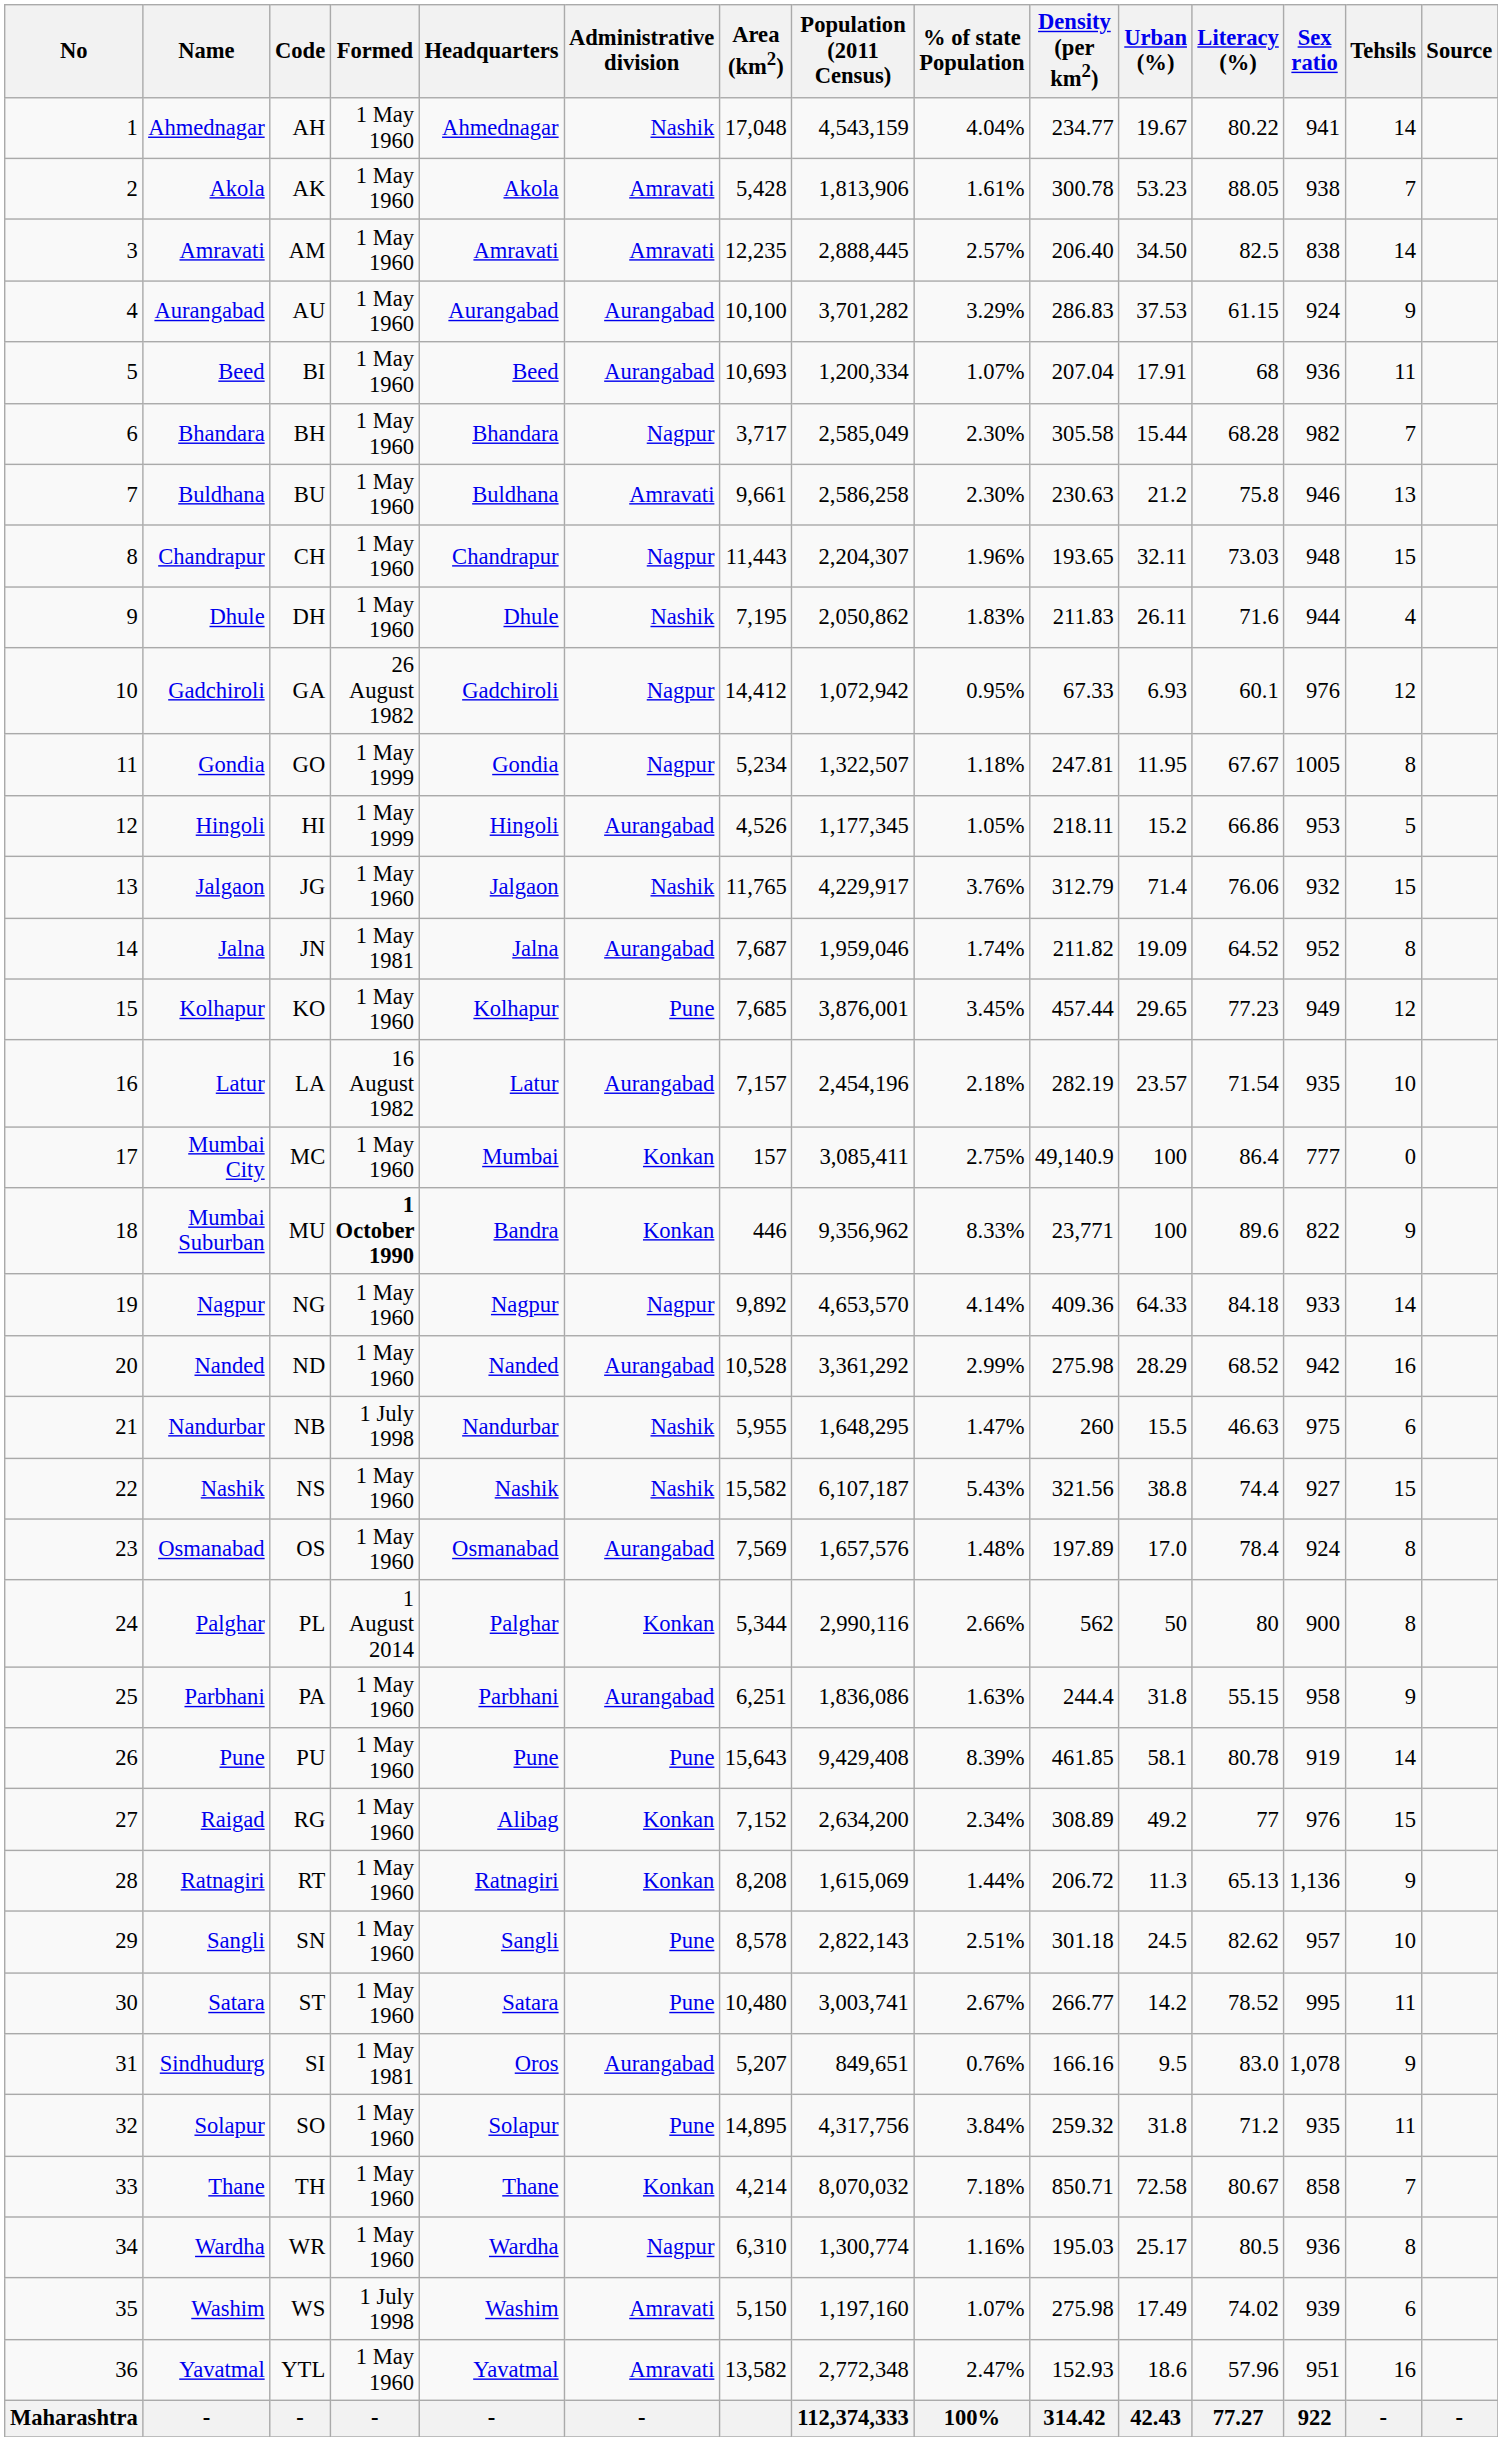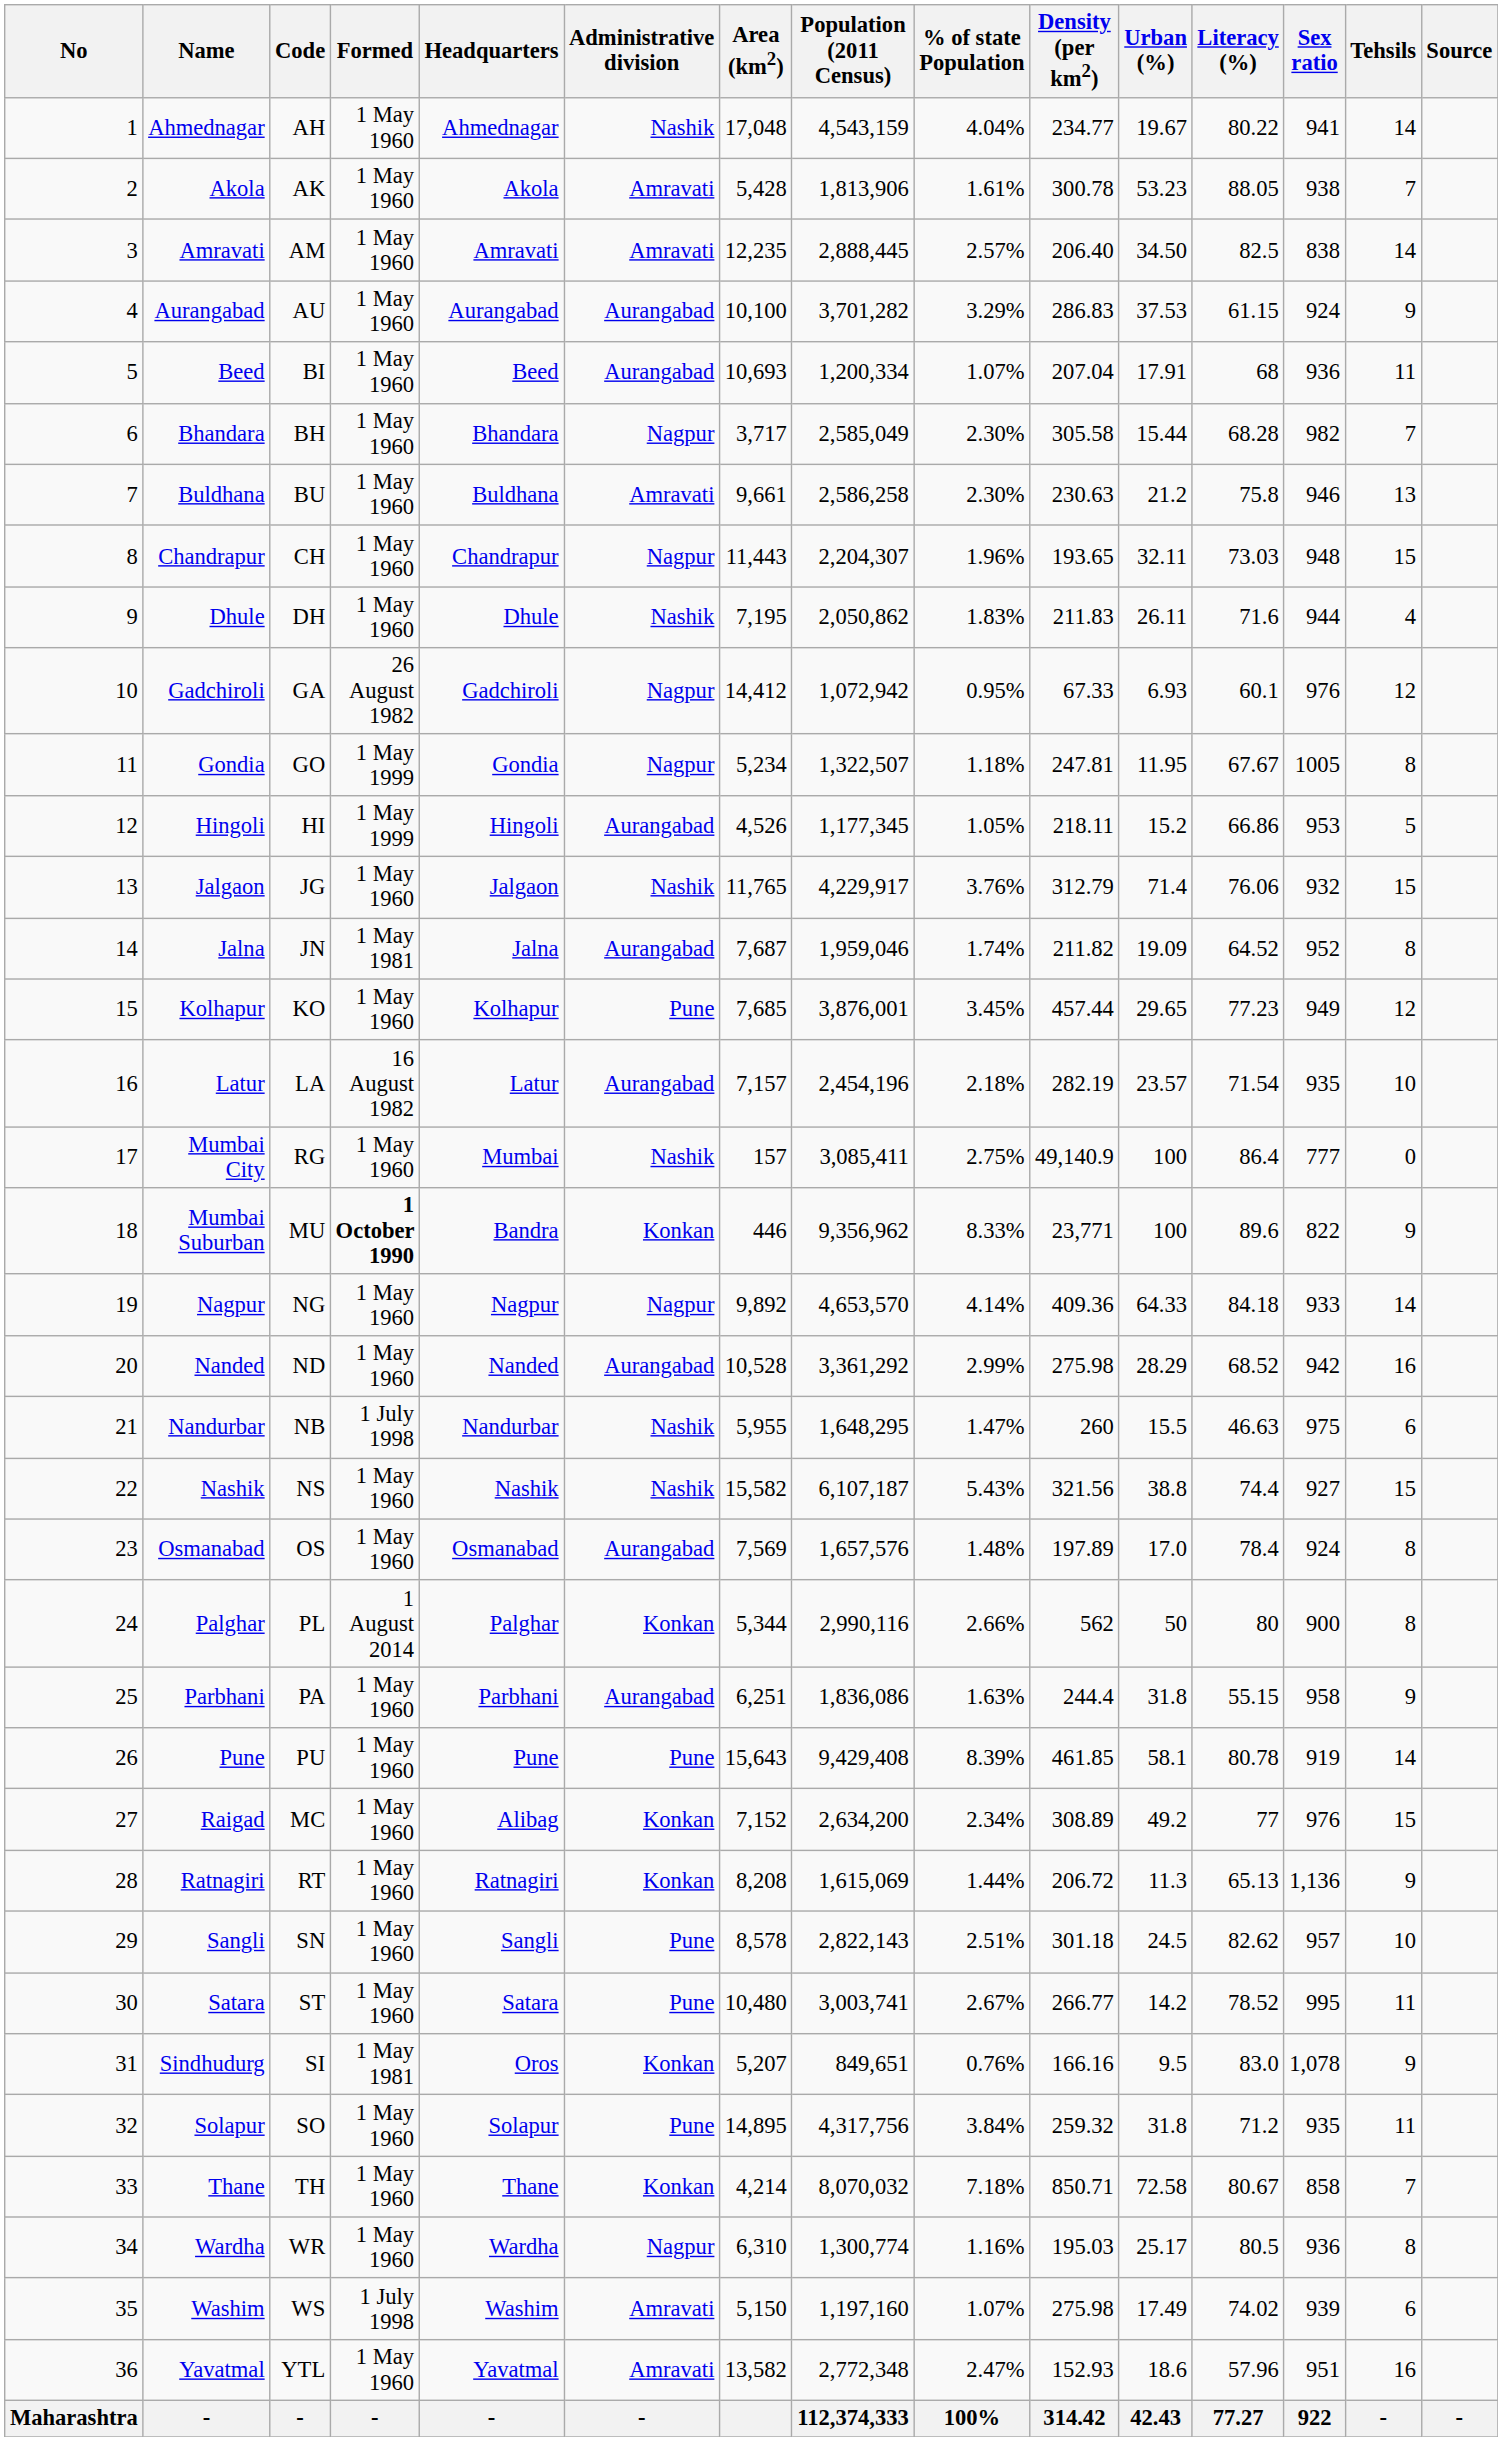(308, 1157) MC -> (310, 1157) RG
(679, 1157) Konkan -> (682, 1157) Nashik
(310, 1819) RG -> (308, 1819) MC
(659, 2064) Aurangabad -> (679, 2064) Konkan
